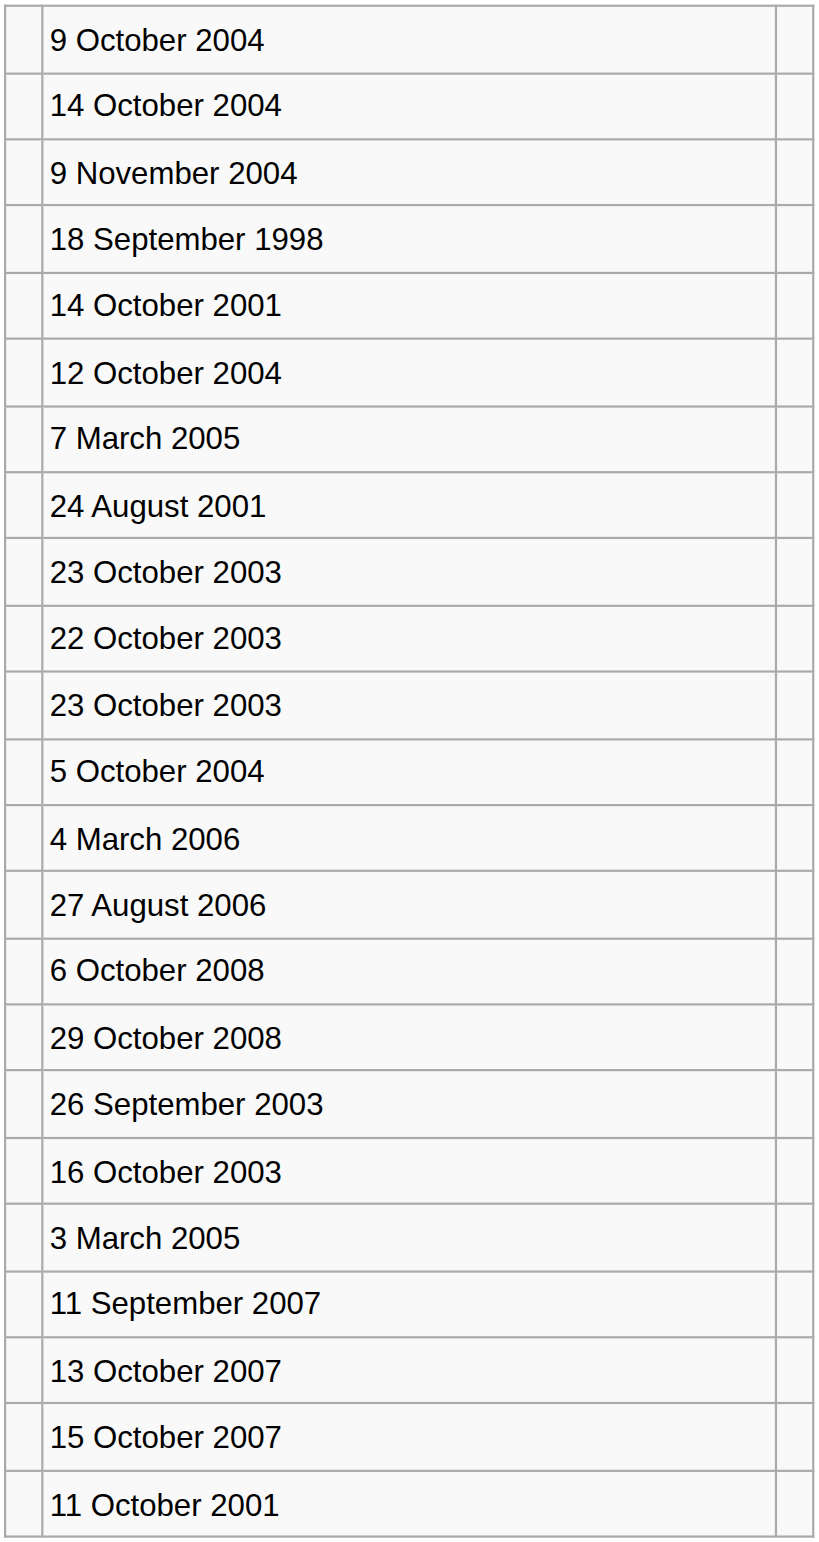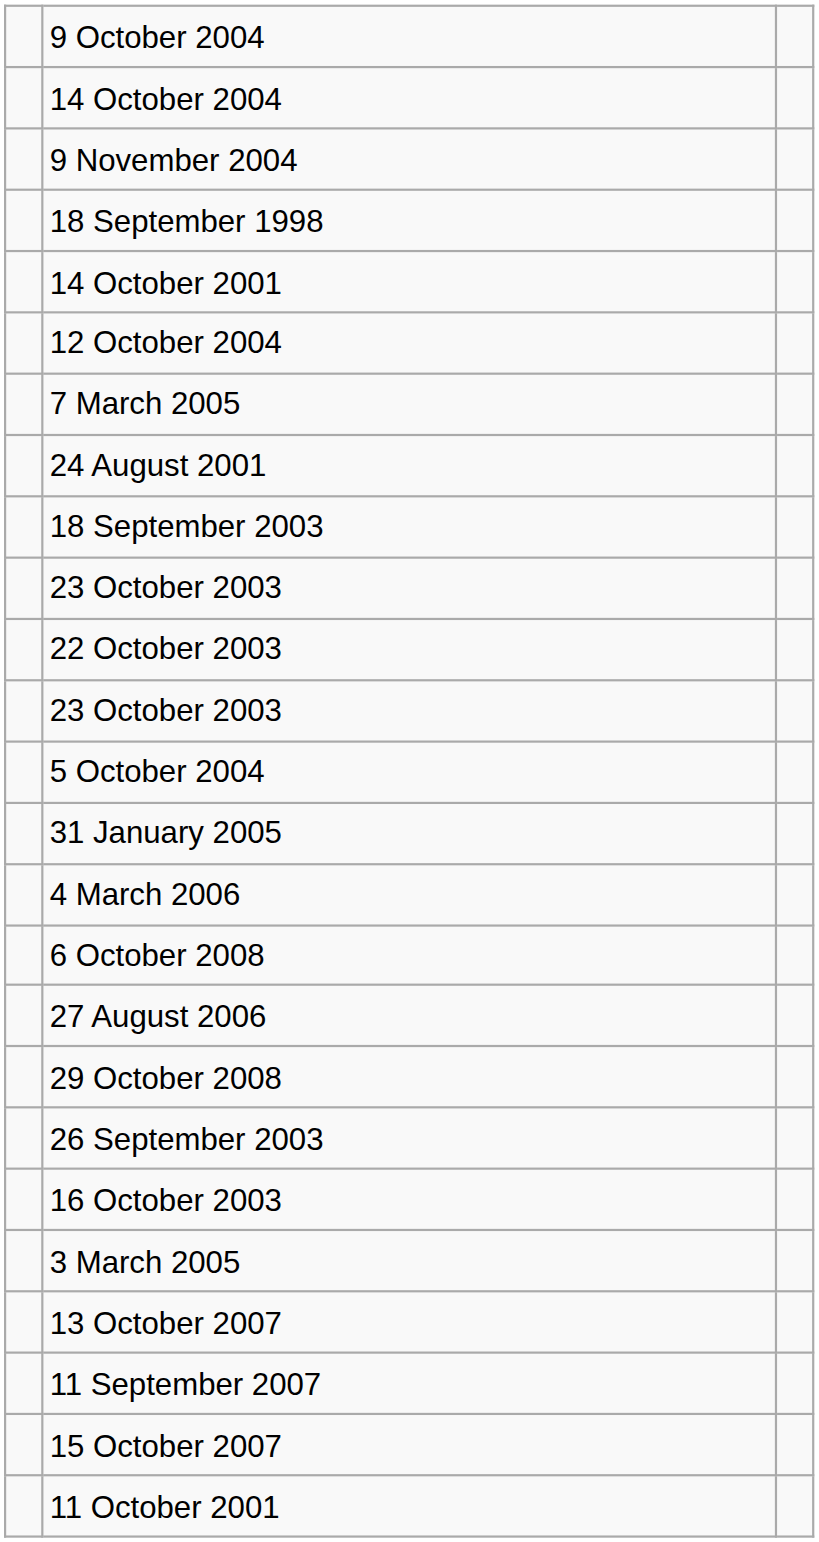+ row: (24, 527)
+ row: (24, 833)
rows swapped: (24, 905) <-> (24, 971)
rows swapped: (24, 1304) <-> (24, 1371)
